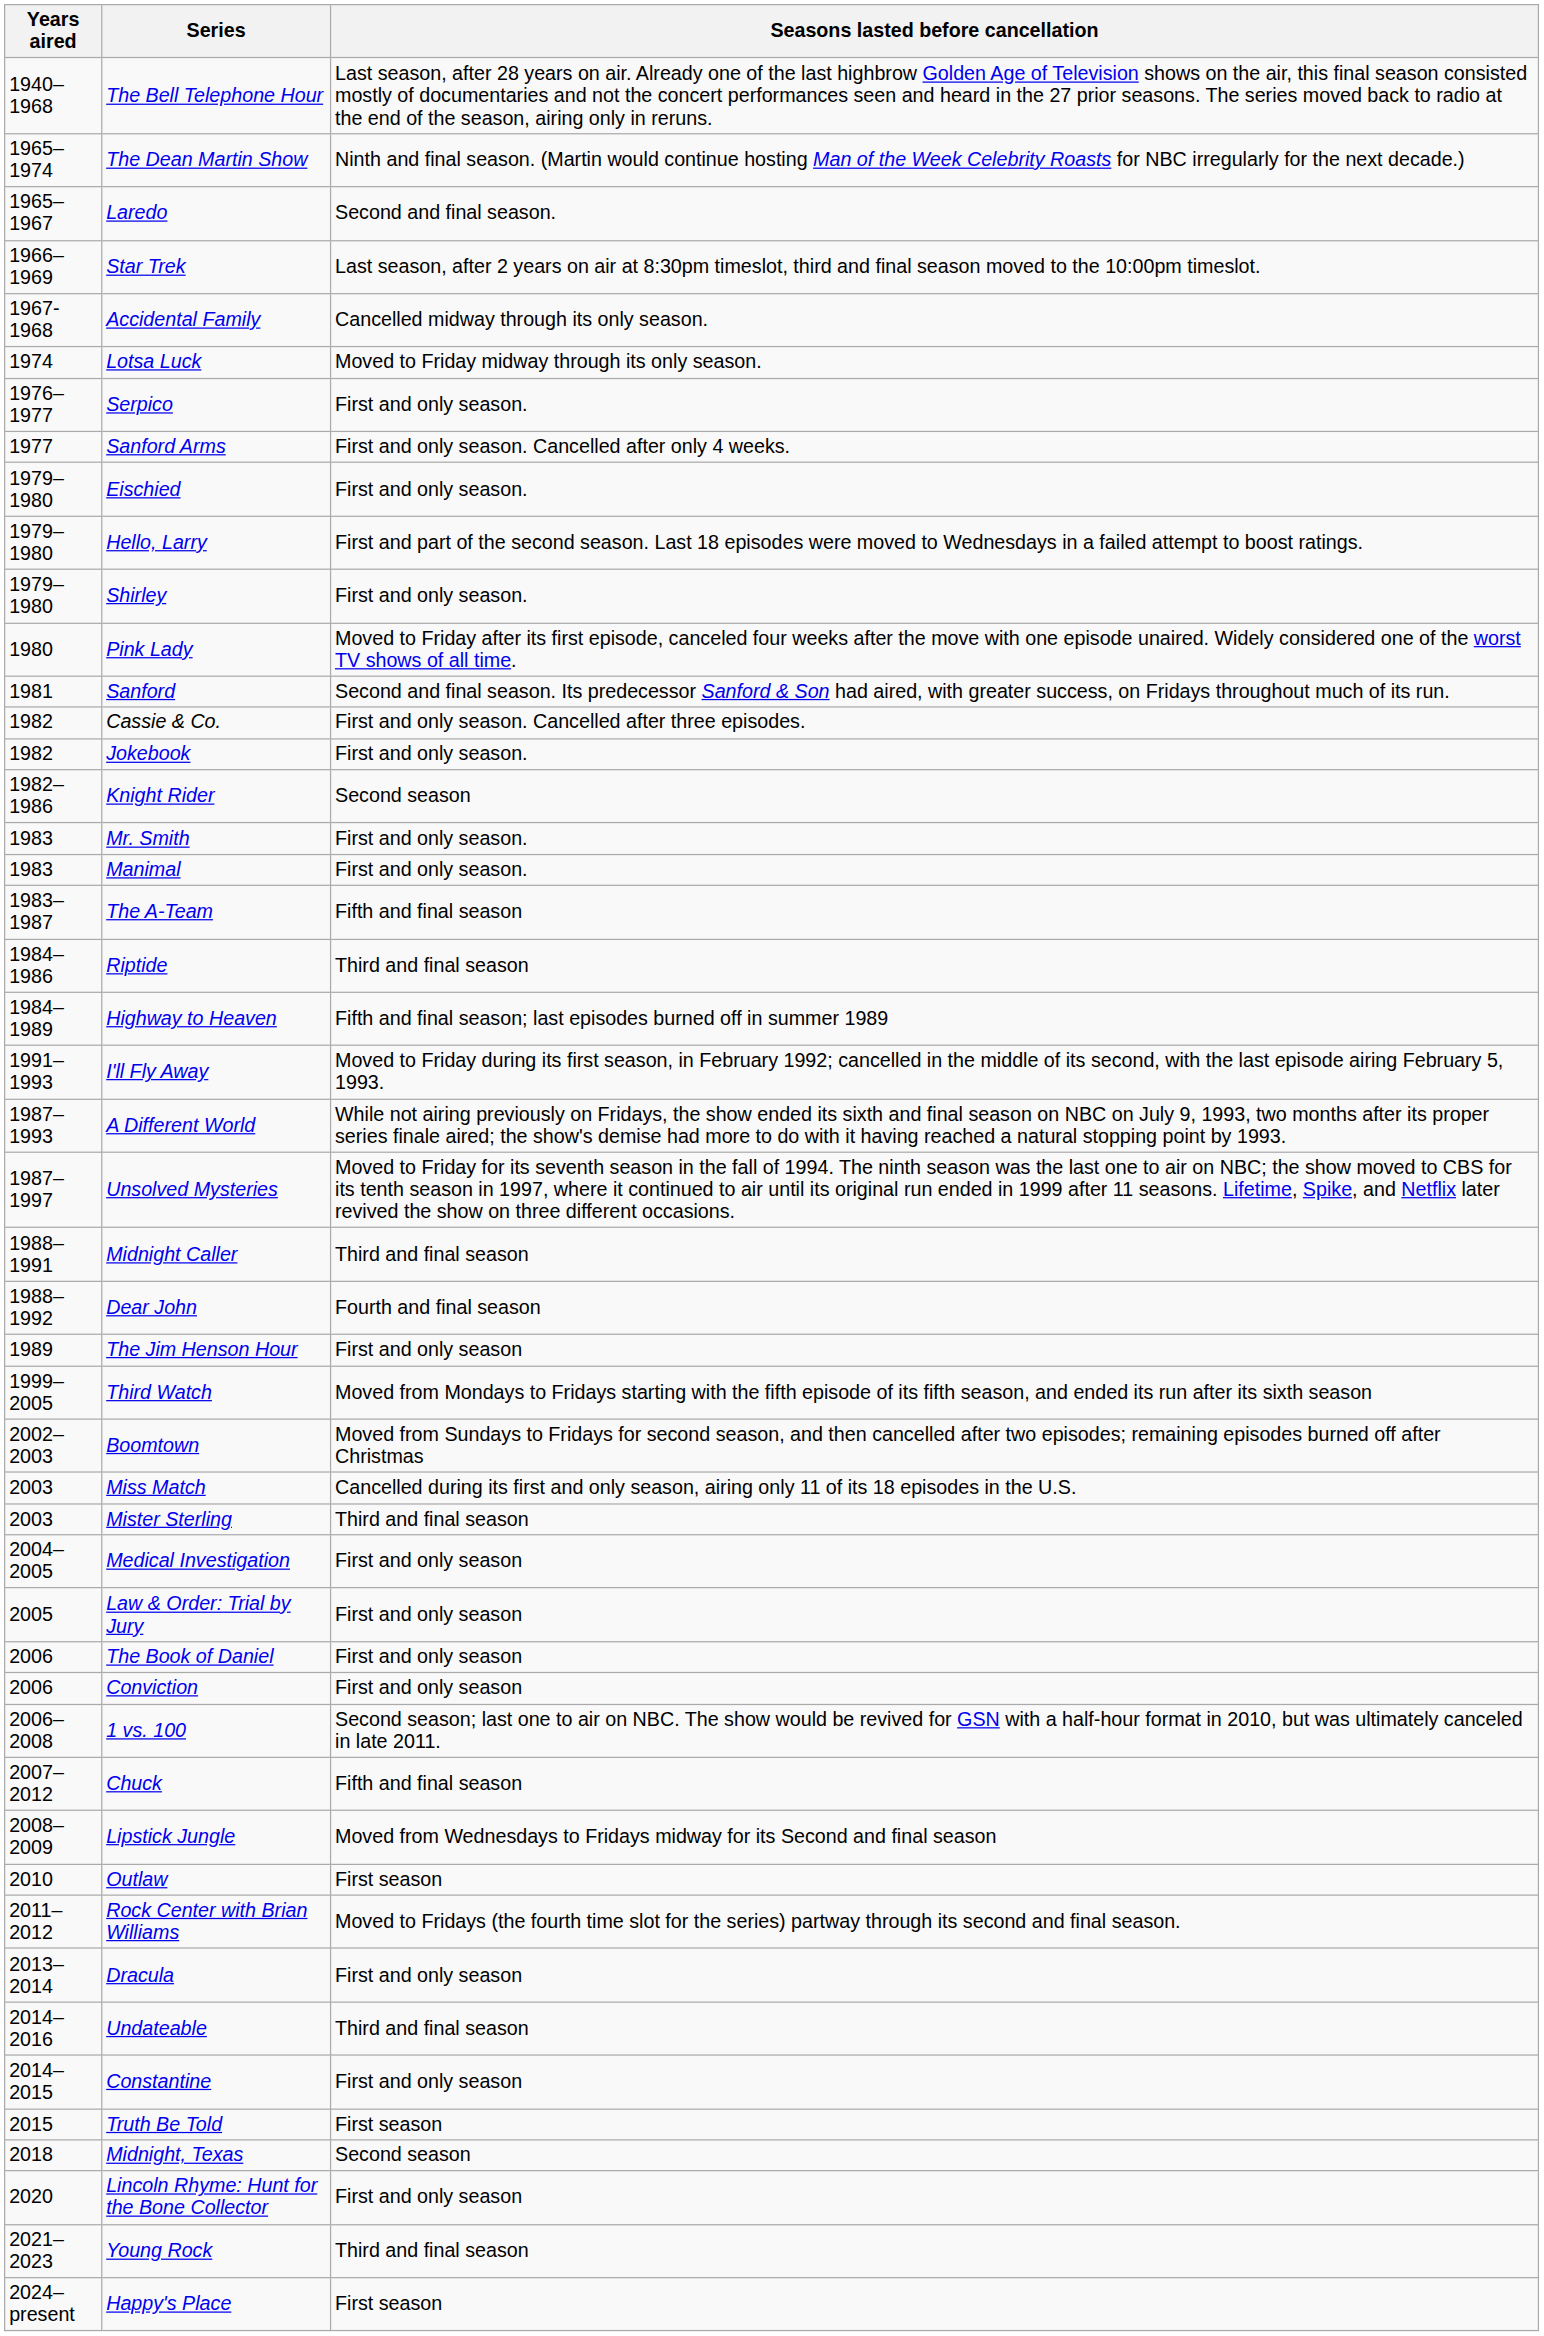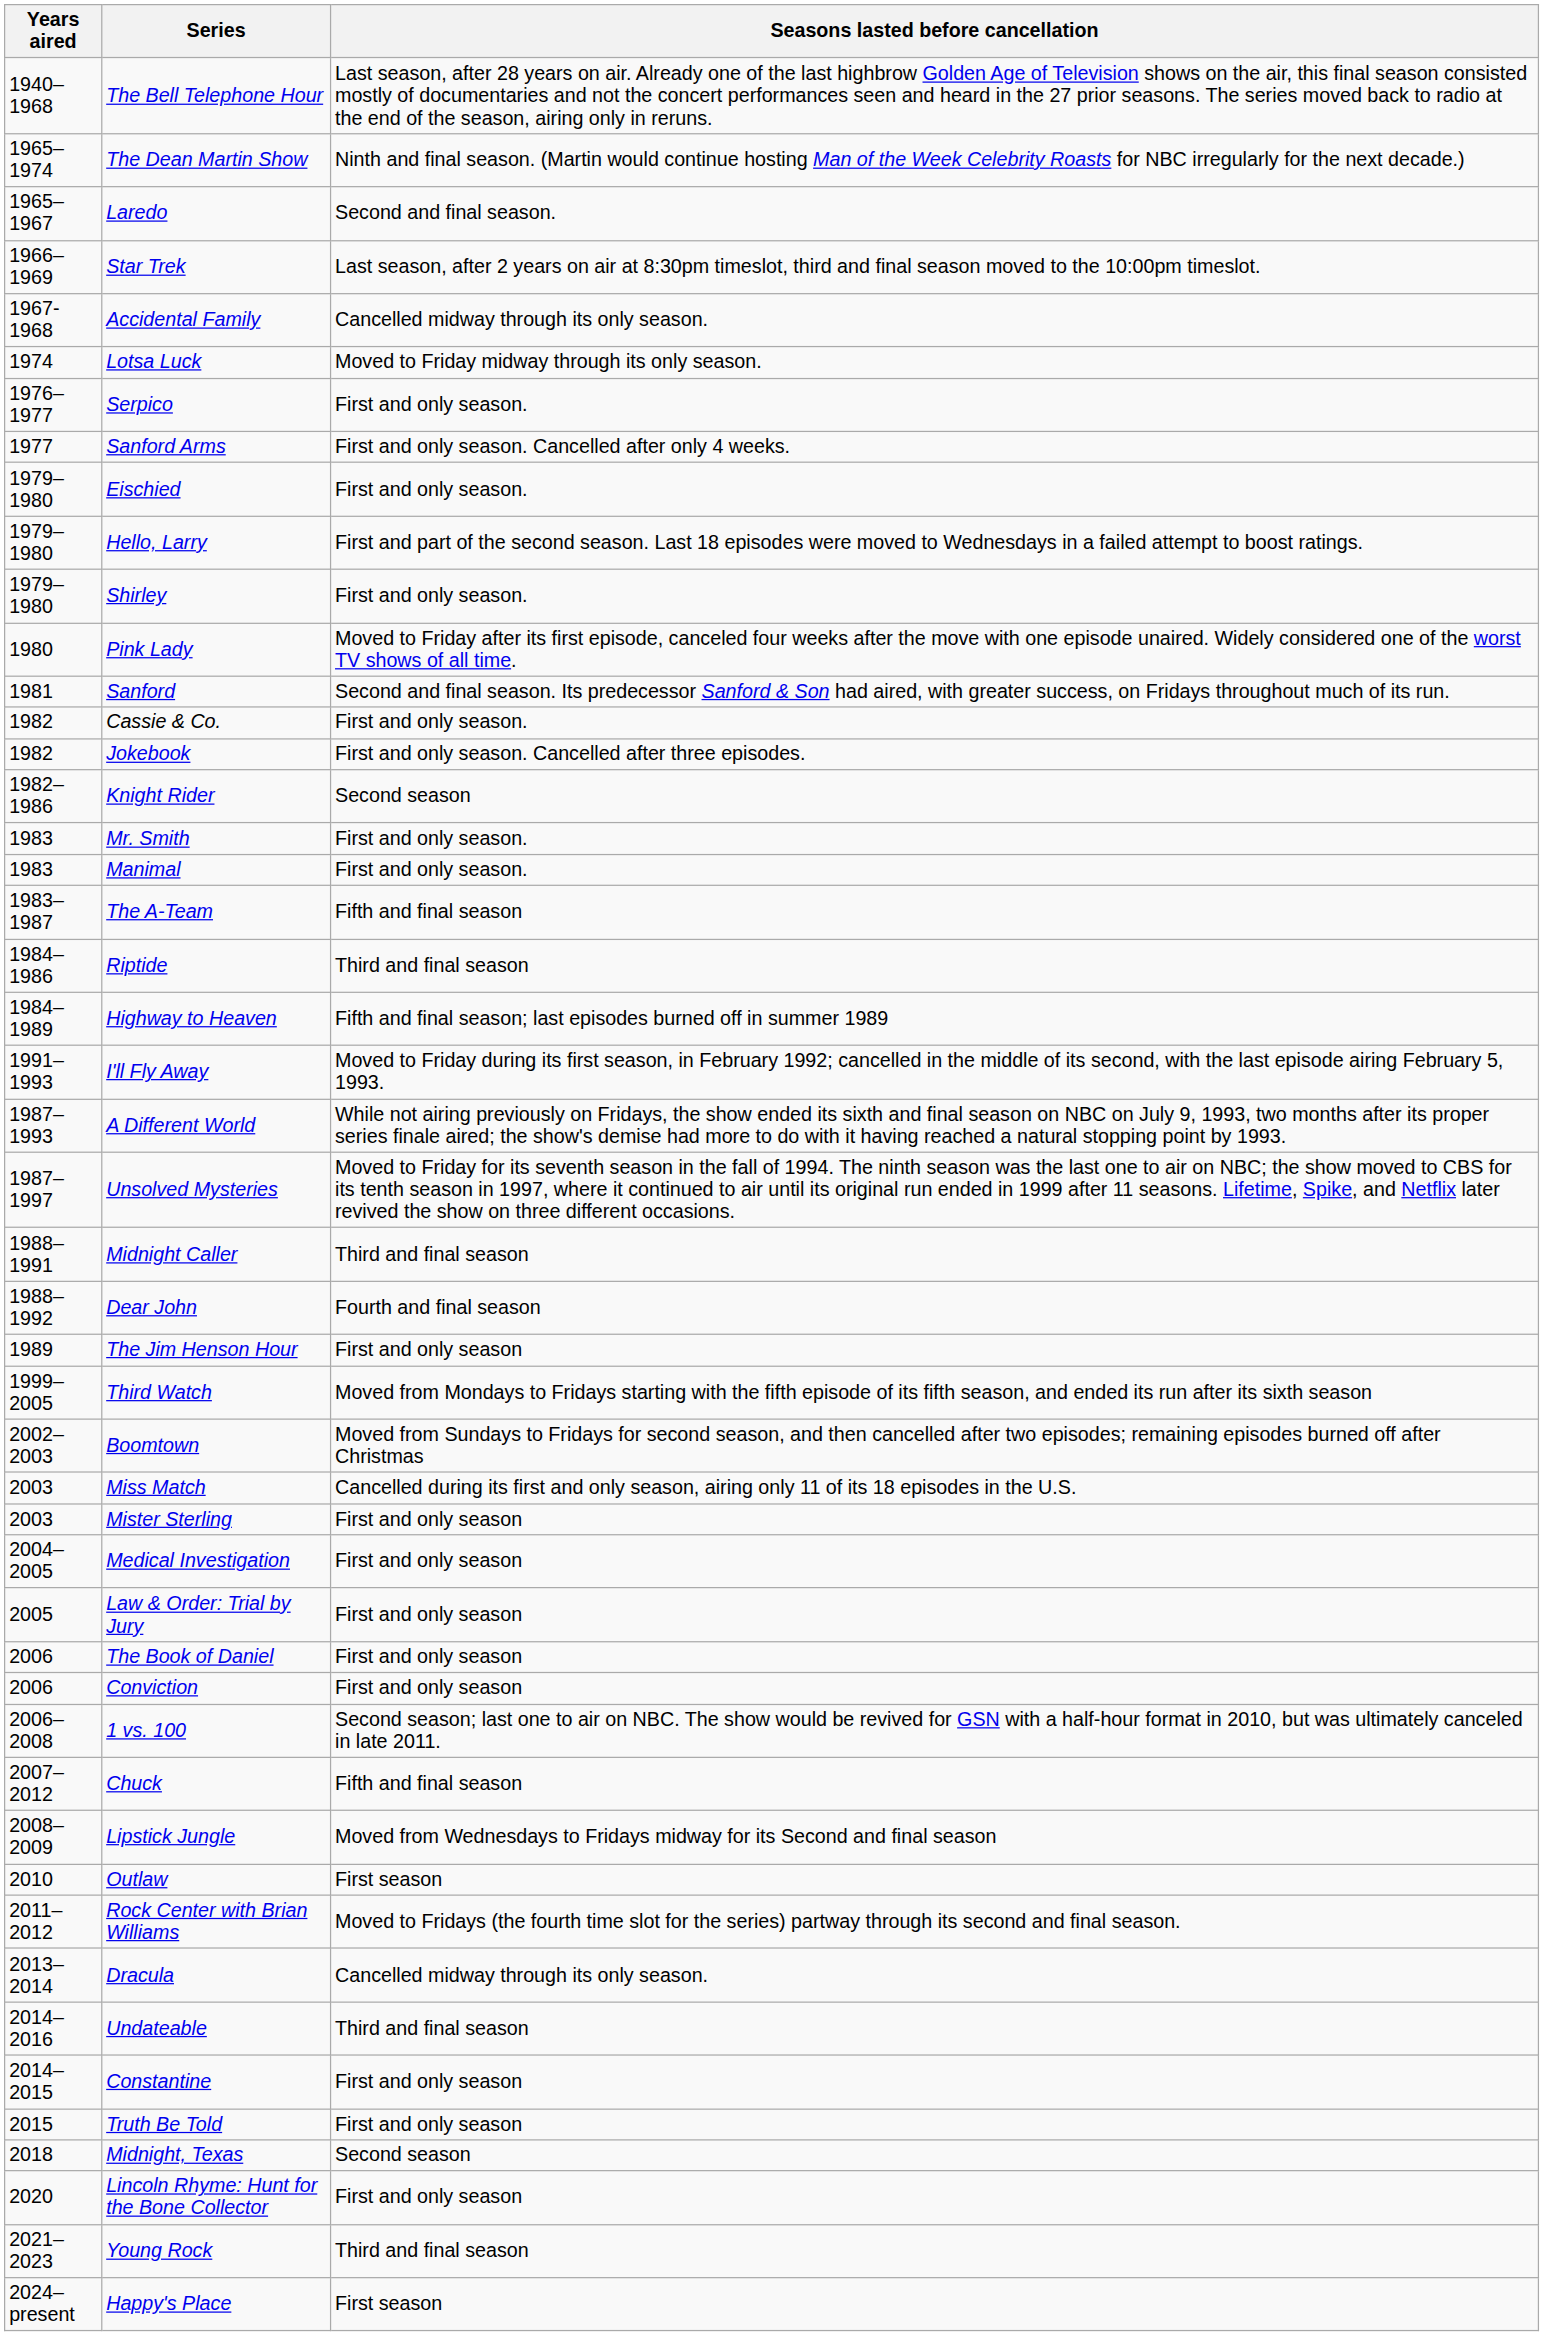(570, 722) First and only season. Cancelled after three episodes. -> (431, 722) First and only season.
(431, 753) First and only season. -> (570, 753) First and only season. Cancelled after three episodes.
(432, 1519) Third and final season -> (429, 1519) First and only season
(429, 1975) First and only season -> (522, 1975) Cancelled midway through its only season.
(389, 2124) First season -> (429, 2124) First and only season
